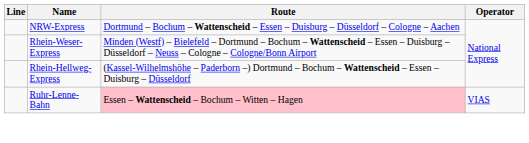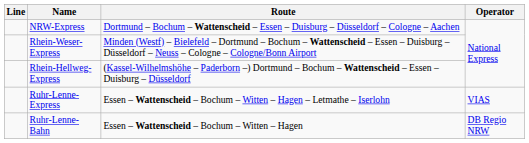+ row: (54, 100)
(203, 100) pink background -> (203, 126) no background
(479, 100) VIAS -> (487, 126) DB Regio NRW
